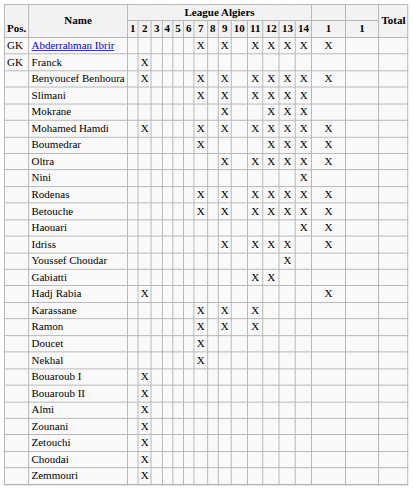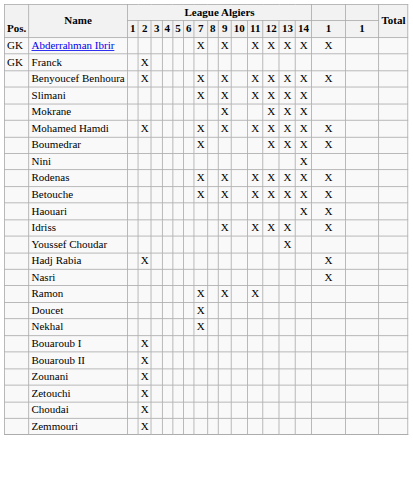- row: (43, 161)
- row: (49, 277)
+ row: (43, 277)
- row: (54, 310)
- row: (43, 409)
